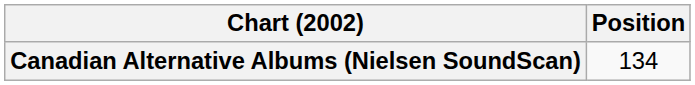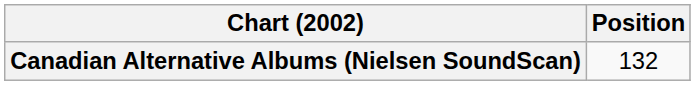(638, 60) 134 -> (638, 60) 132
